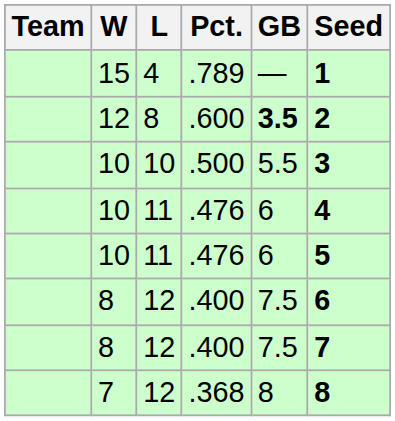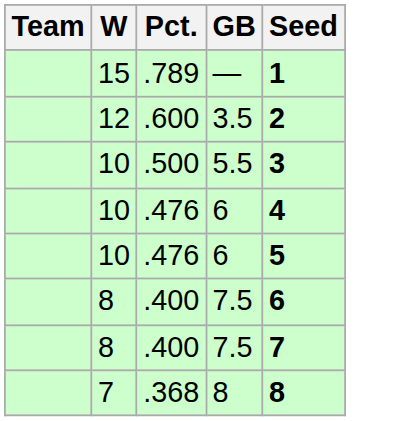- column: (159, 27)
(278, 118) bold -> (233, 118) normal
